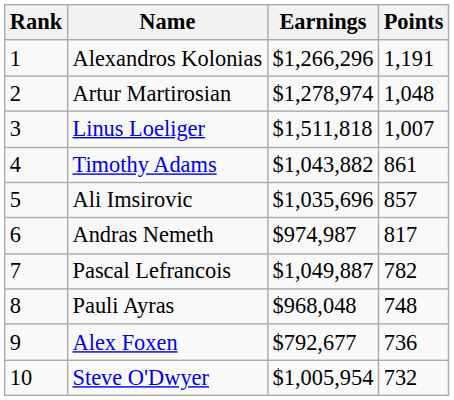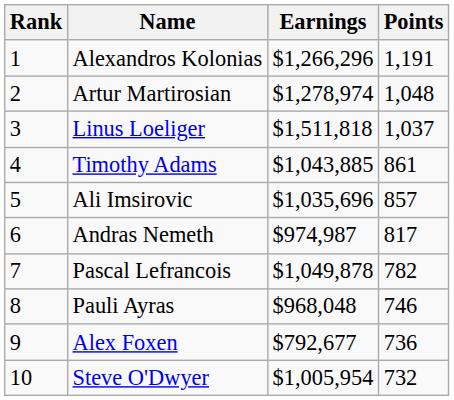(409, 128) 1,007 -> (409, 128) 1,037
(323, 164) $1,043,882 -> (323, 164) $1,043,885
(323, 270) $1,049,887 -> (323, 270) $1,049,878
(400, 306) 748 -> (400, 306) 746
